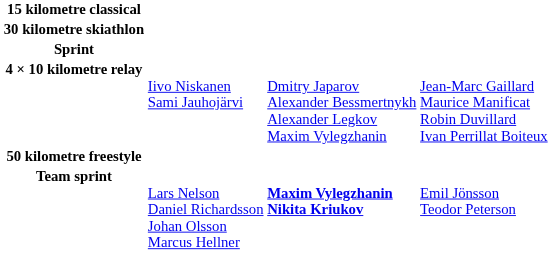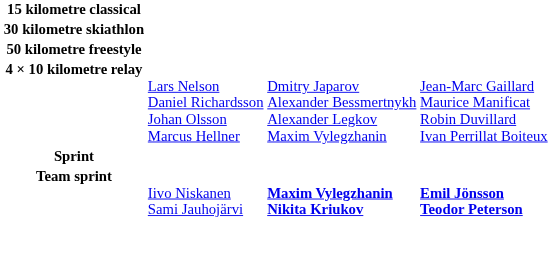rows swapped: (74, 156) <-> (74, 49)
(195, 94) Iivo Niskanen Sami Jauhojärvi -> (206, 111) Lars Nelson Daniel Richardsson Johan Olsson Marcus Hellner
(206, 217) Lars Nelson Daniel Richardsson Johan Olsson Marcus Hellner -> (195, 201) Iivo Niskanen Sami Jauhojärvi
(468, 201) normal -> (471, 201) bold
